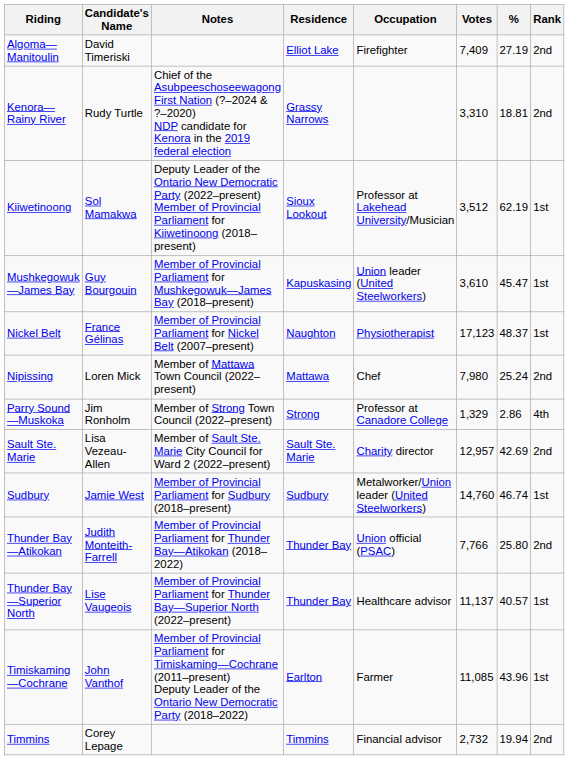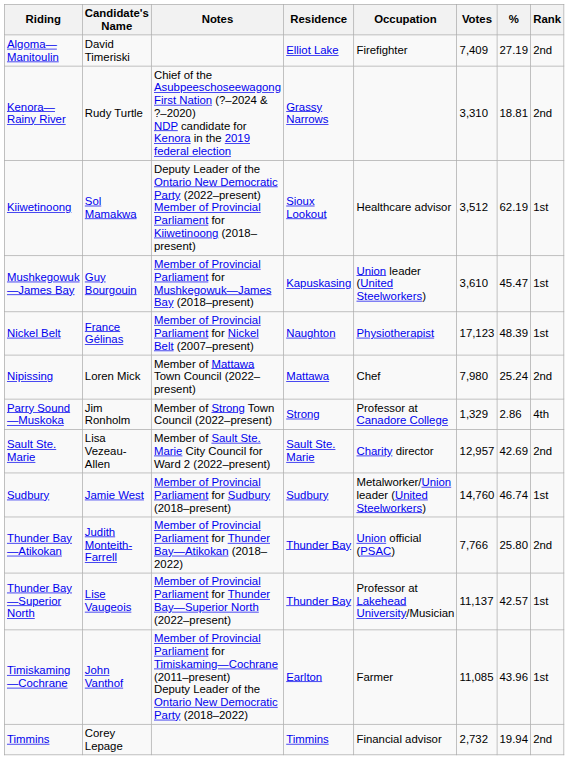(405, 208) Professor at Lakehead University/Musician -> (404, 208) Healthcare advisor
(514, 333) 48.37 -> (514, 333) 48.39
(404, 601) Healthcare advisor -> (405, 601) Professor at Lakehead University/Musician
(514, 601) 40.57 -> (514, 601) 42.57
